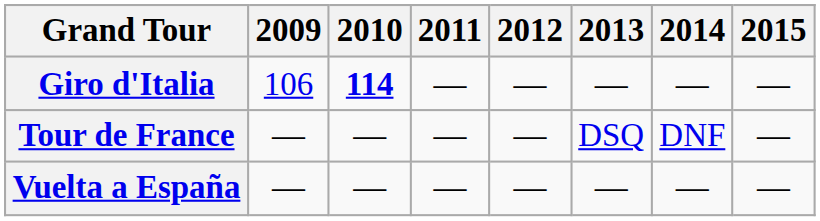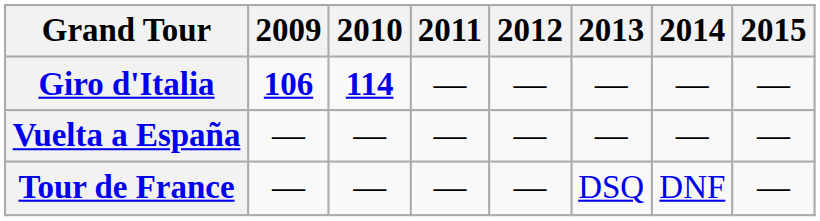(289, 82) normal -> (289, 82) bold
rows swapped: (126, 135) <-> (127, 187)
